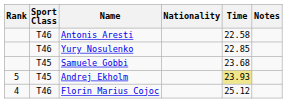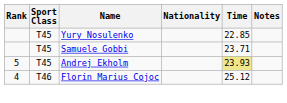- row: (97, 35)
(44, 49) T46 -> (44, 35) T45
(237, 63) 23.68 -> (237, 49) 23.71
